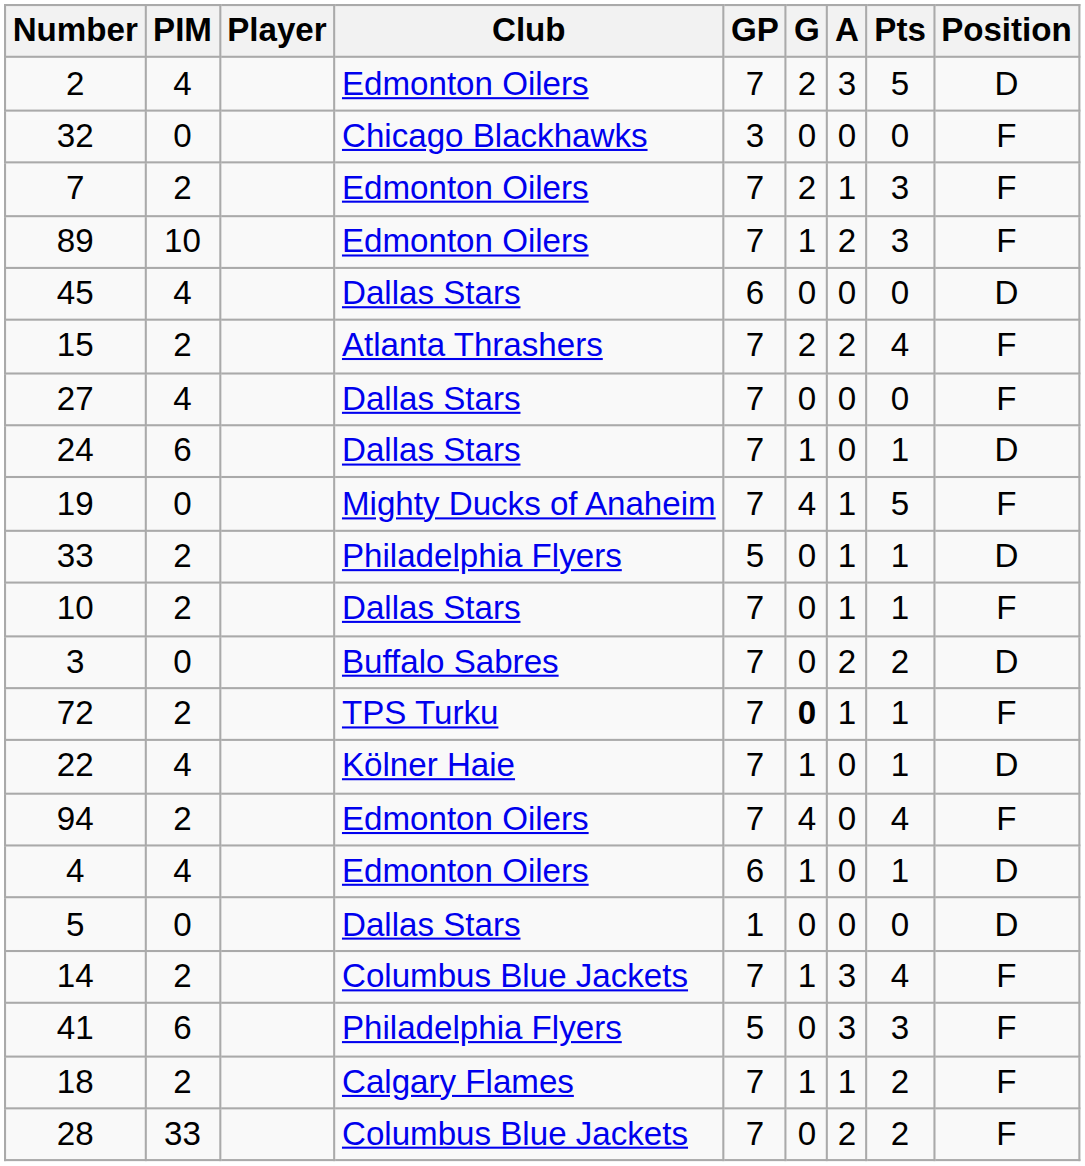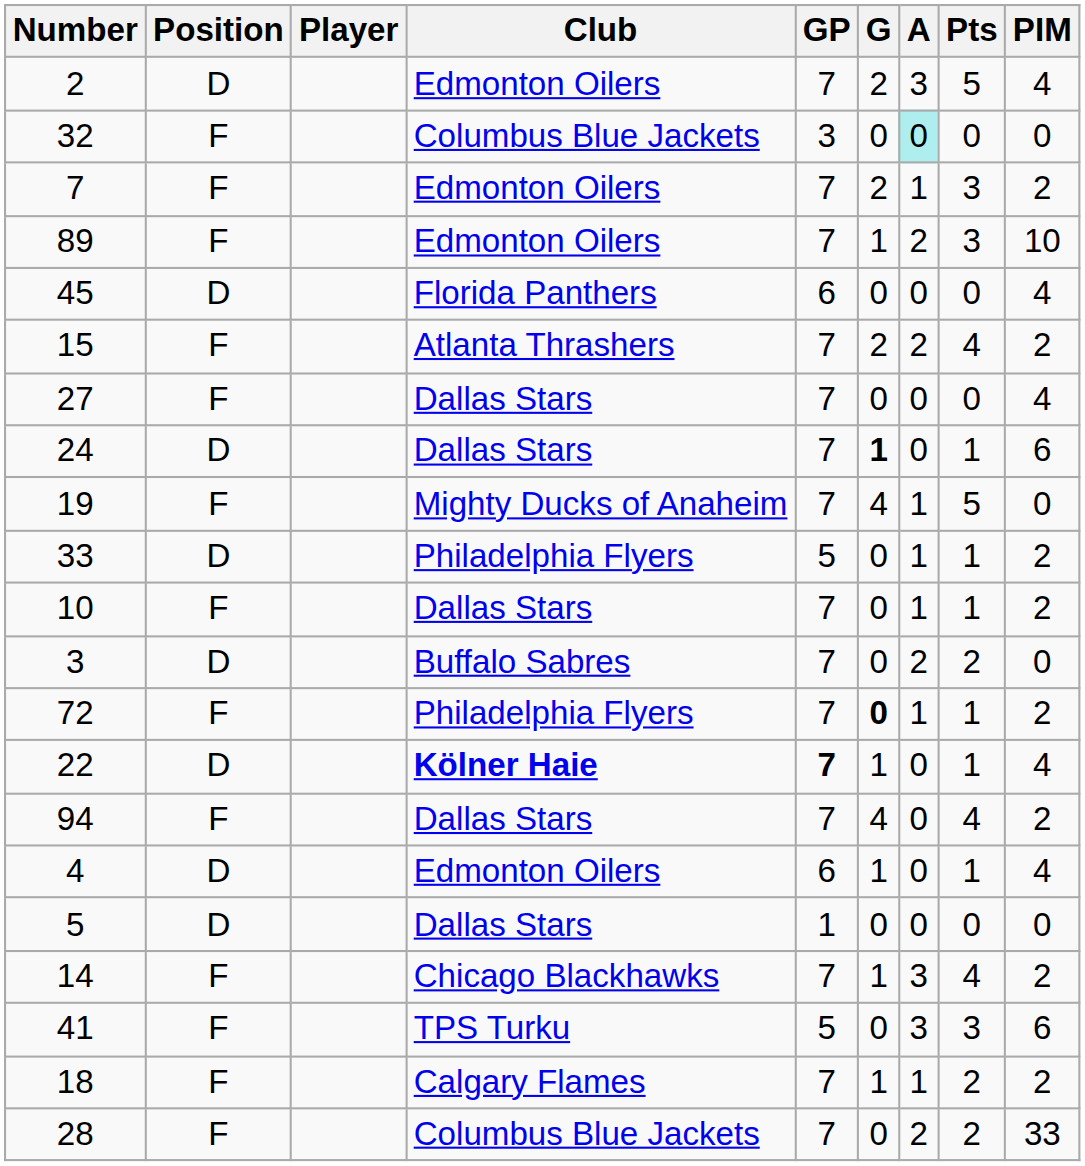columns swapped: (1006, 30) <-> (183, 30)
(495, 135) Chicago Blackhawks -> (587, 135) Columbus Blue Jackets
(847, 135) no background -> (919, 135) paleturquoise background
(431, 293) Dallas Stars -> (535, 293) Florida Panthers
(807, 450) normal -> (879, 450) bold
(420, 713) TPS Turku -> (554, 713) Philadelphia Flyers
(428, 766) normal -> (506, 766) bold
(755, 766) normal -> (827, 766) bold
(465, 818) Edmonton Oilers -> (503, 818) Dallas Stars
(515, 976) Columbus Blue Jackets -> (566, 976) Chicago Blackhawks
(482, 1028) Philadelphia Flyers -> (492, 1028) TPS Turku
